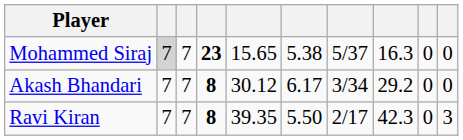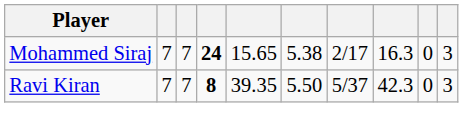(167, 53) lightgrey background -> (167, 53) no background
(211, 53) 23 -> (211, 53) 24
(350, 53) 5/37 -> (350, 53) 2/17
(448, 53) 0 -> (448, 53) 3
- row: (76, 85)
(350, 118) 2/17 -> (350, 85) 5/37
